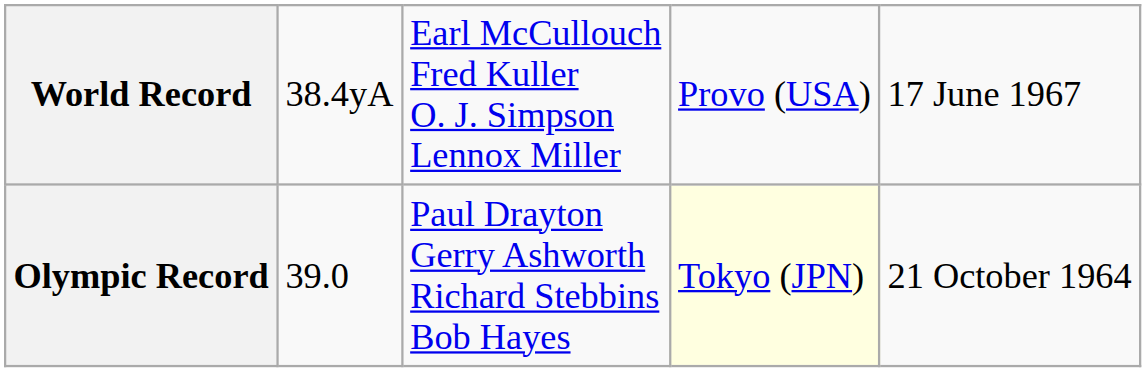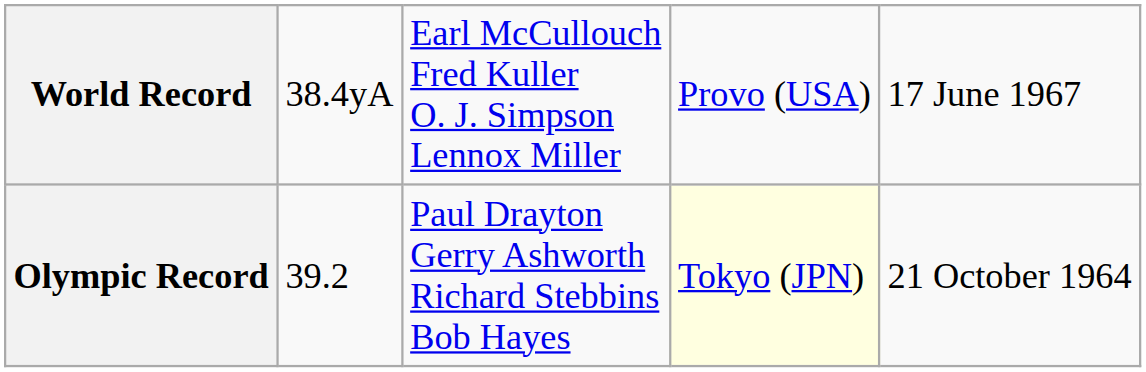(317, 274) 39.0 -> (317, 274) 39.2
